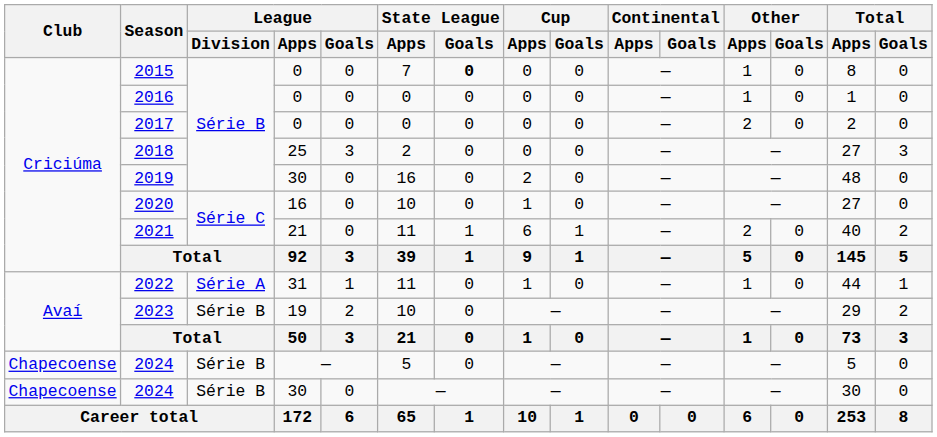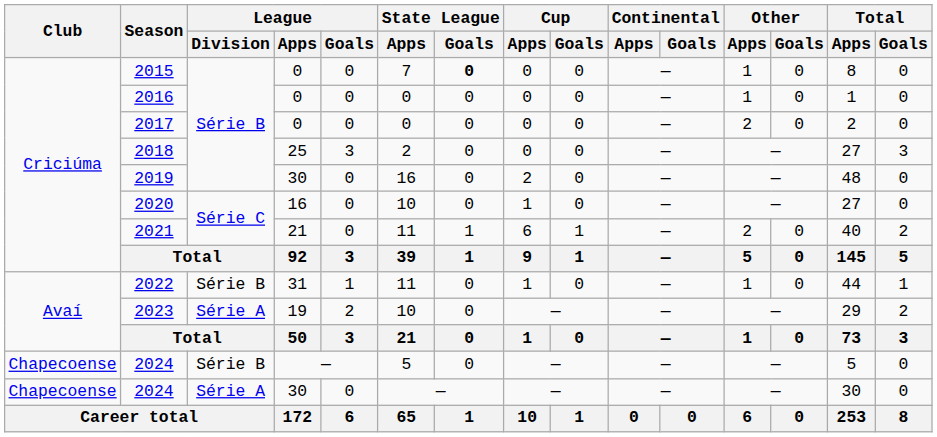(231, 285) Série A -> (231, 285) Série B
(231, 312) Série B -> (231, 312) Série A
(231, 392) Série B -> (231, 392) Série A
